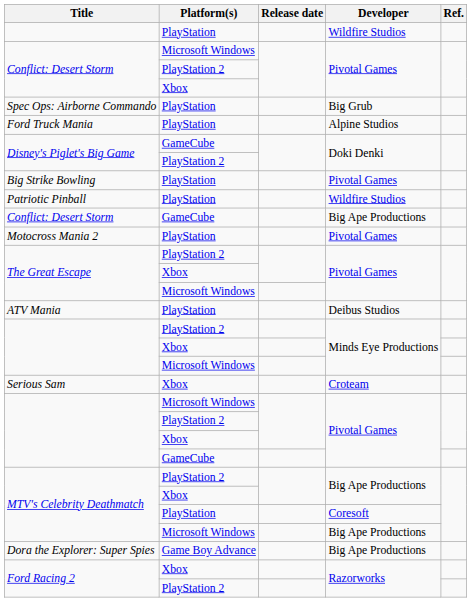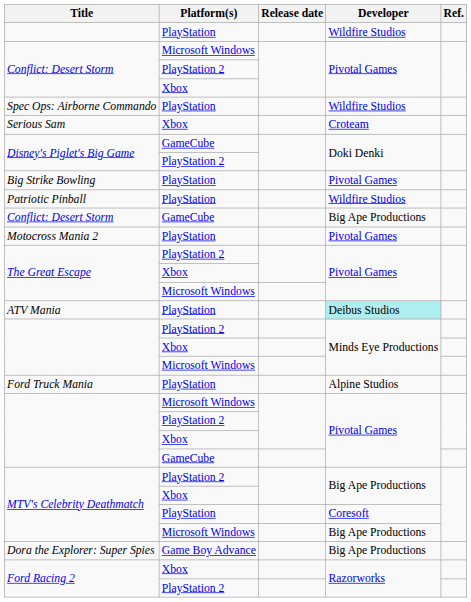(350, 106) Big Grub -> (367, 106) Wildfire Studios
rows swapped: (36, 384) <-> (50, 124)
(364, 310) no background -> (364, 310) paleturquoise background
